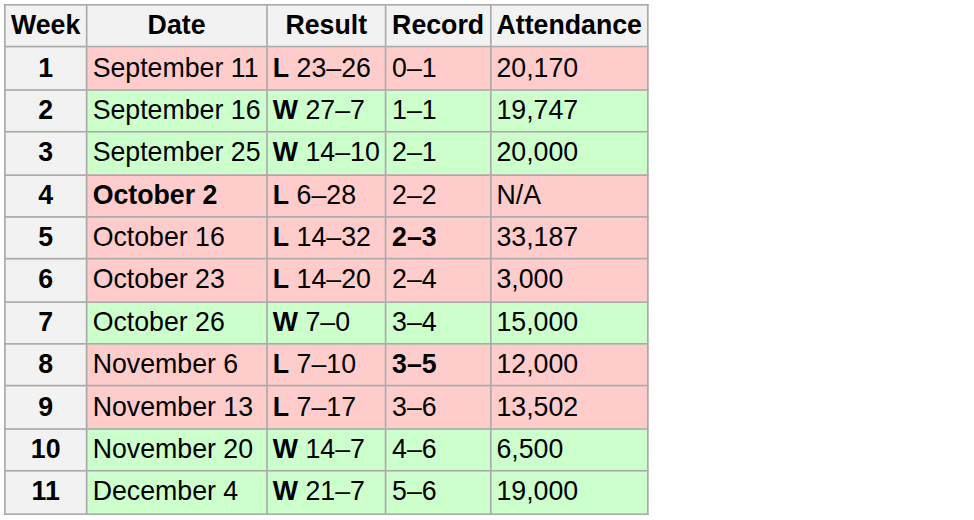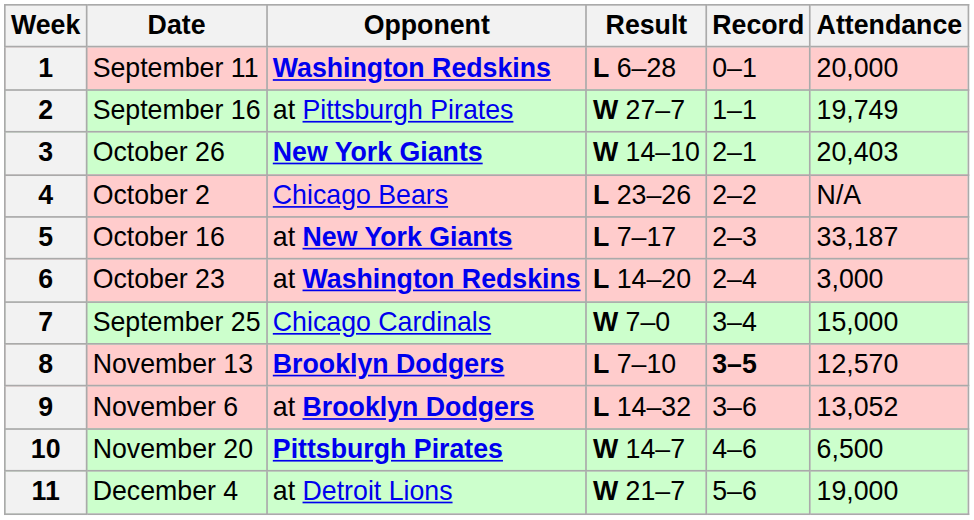+ column: (427, 25)
(322, 68) L 23–26 -> (635, 68) L 6–28
(537, 68) 20,170 -> (857, 68) 20,000
(537, 110) 19,747 -> (857, 110) 19,749
(177, 152) September 25 -> (159, 152) October 26
(537, 152) 20,000 -> (857, 152) 20,403
(155, 195) bold -> (151, 195) normal
(314, 195) L 6–28 -> (642, 195) L 23–26
(322, 237) L 14–32 -> (635, 237) L 7–17
(414, 237) bold -> (735, 237) normal
(159, 322) October 26 -> (177, 322) September 25
(165, 364) November 6 -> (173, 364) November 13
(537, 364) 12,000 -> (857, 364) 12,570
(173, 407) November 13 -> (165, 407) November 6
(314, 407) L 7–17 -> (642, 407) L 14–32
(537, 407) 13,502 -> (857, 407) 13,052
